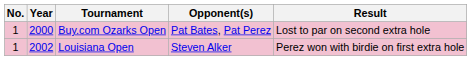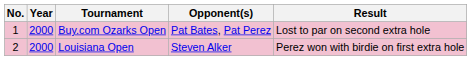(16, 47) 1 -> (16, 47) 2
(41, 47) 2002 -> (41, 47) 2000
